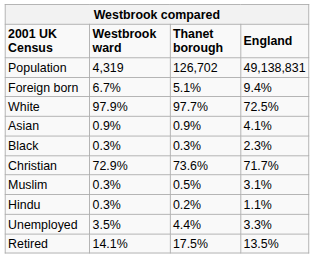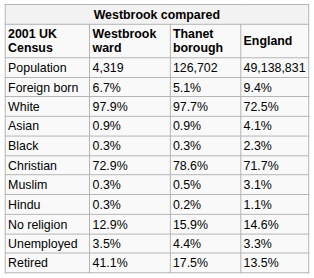(190, 165) 73.6% -> (190, 165) 78.6%
+ row: (38, 224)
(110, 244) 14.1% -> (110, 263) 41.1%
